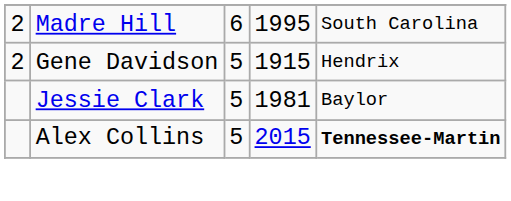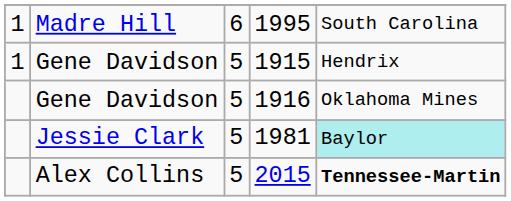(18, 24) 2 -> (18, 24) 1
(18, 62) 2 -> (18, 62) 1
+ row: (283, 100)
(355, 100) no background -> (355, 138) paleturquoise background
